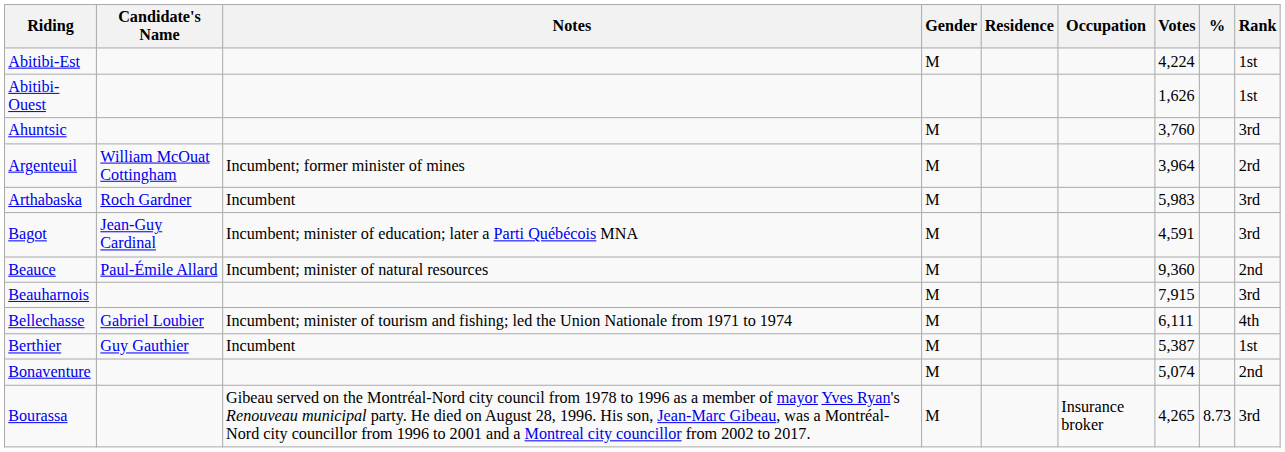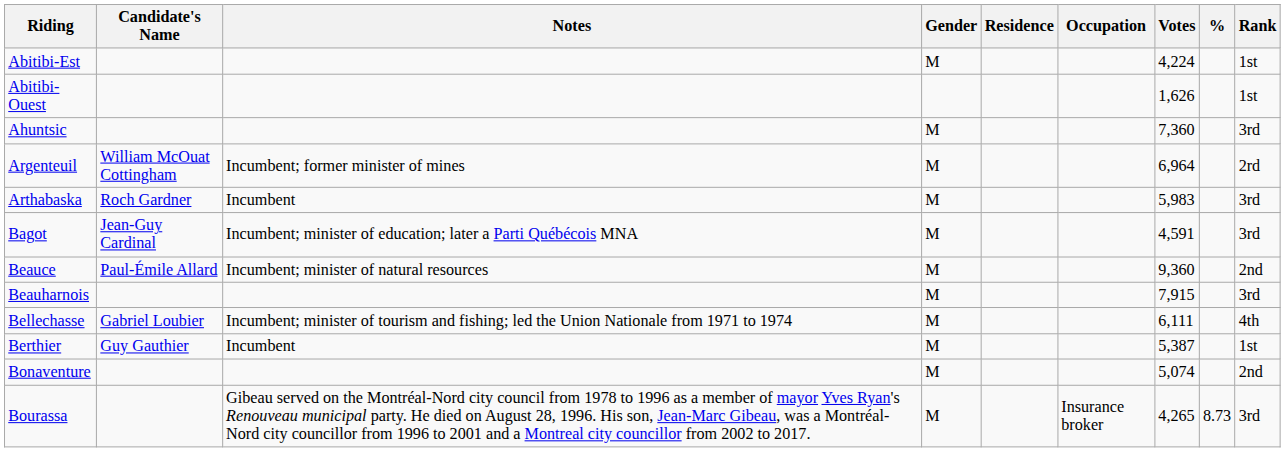(1177, 130) 3,760 -> (1177, 130) 7,360
(1177, 165) 3,964 -> (1177, 165) 6,964
